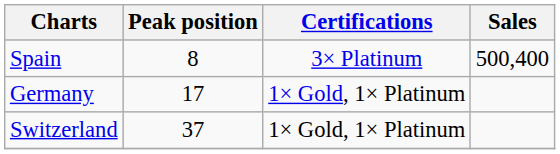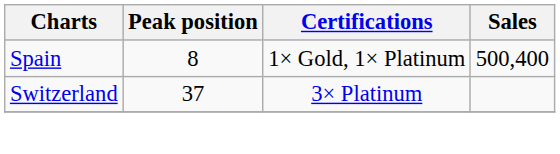(367, 58) 3× Platinum -> (367, 58) 1× Gold, 1× Platinum
- row: (52, 93)
(367, 129) 1× Gold, 1× Platinum -> (367, 93) 3× Platinum
